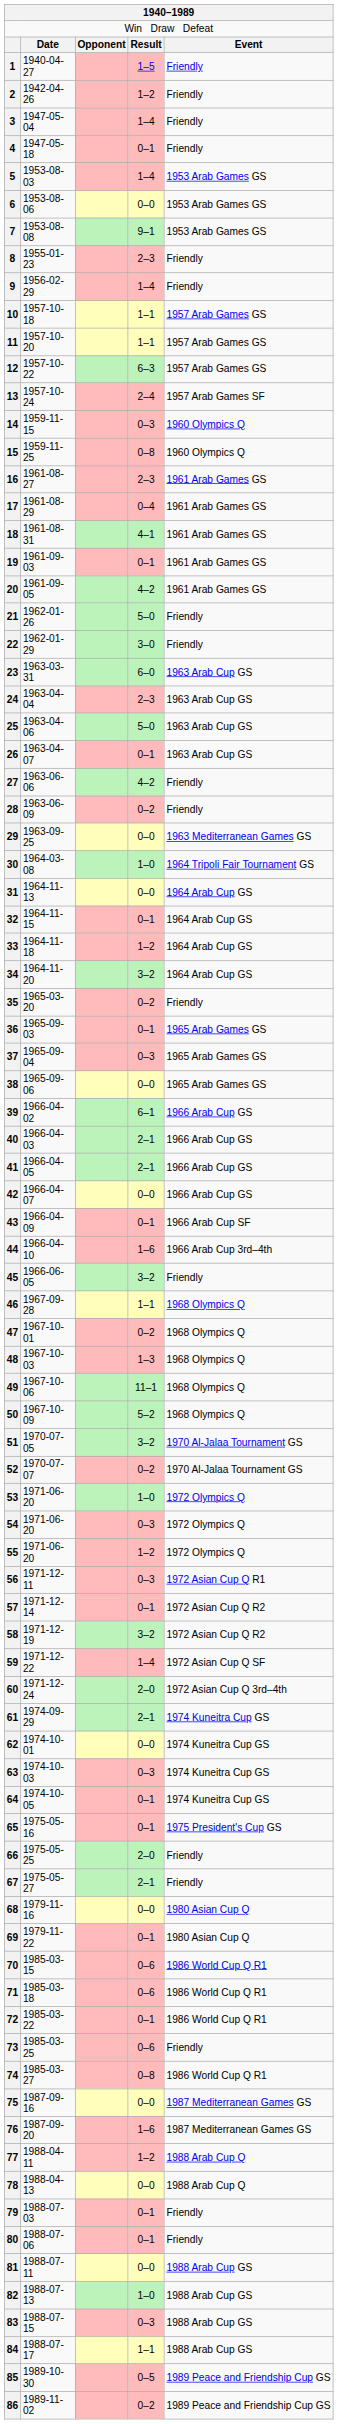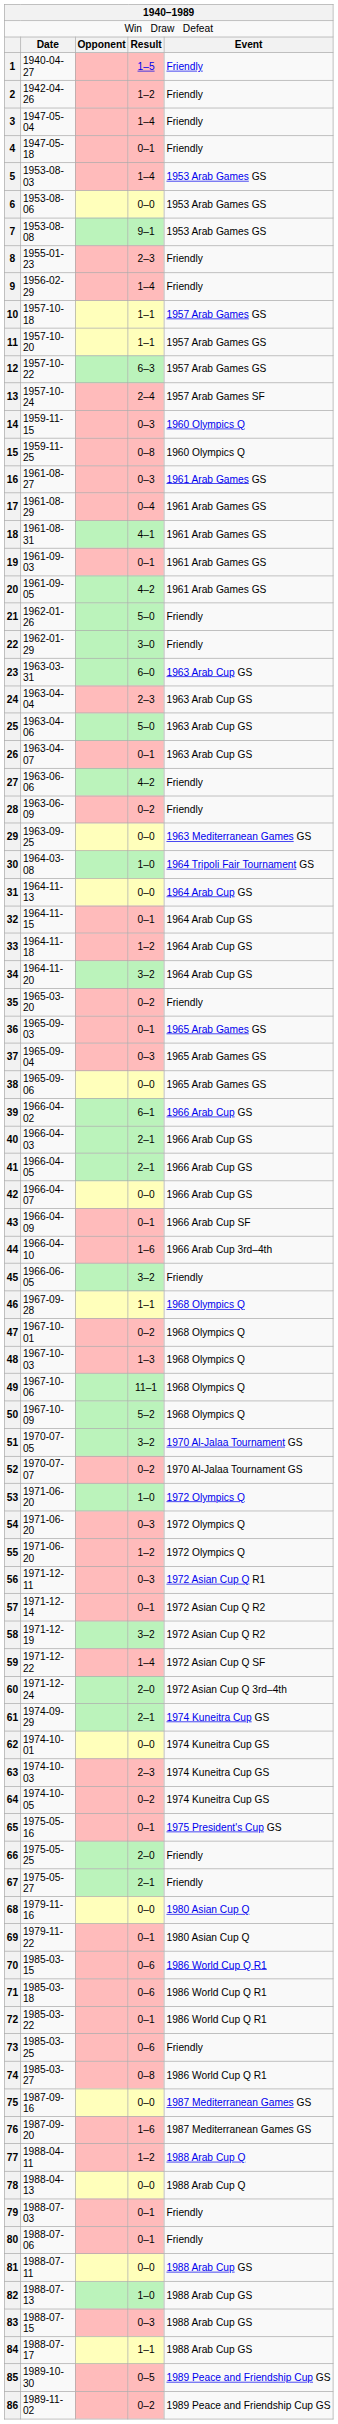(146, 480) 2–3 -> (146, 480) 0–3
(146, 1773) 0–3 -> (146, 1773) 2–3
(146, 1800) 0–1 -> (146, 1800) 0–2
